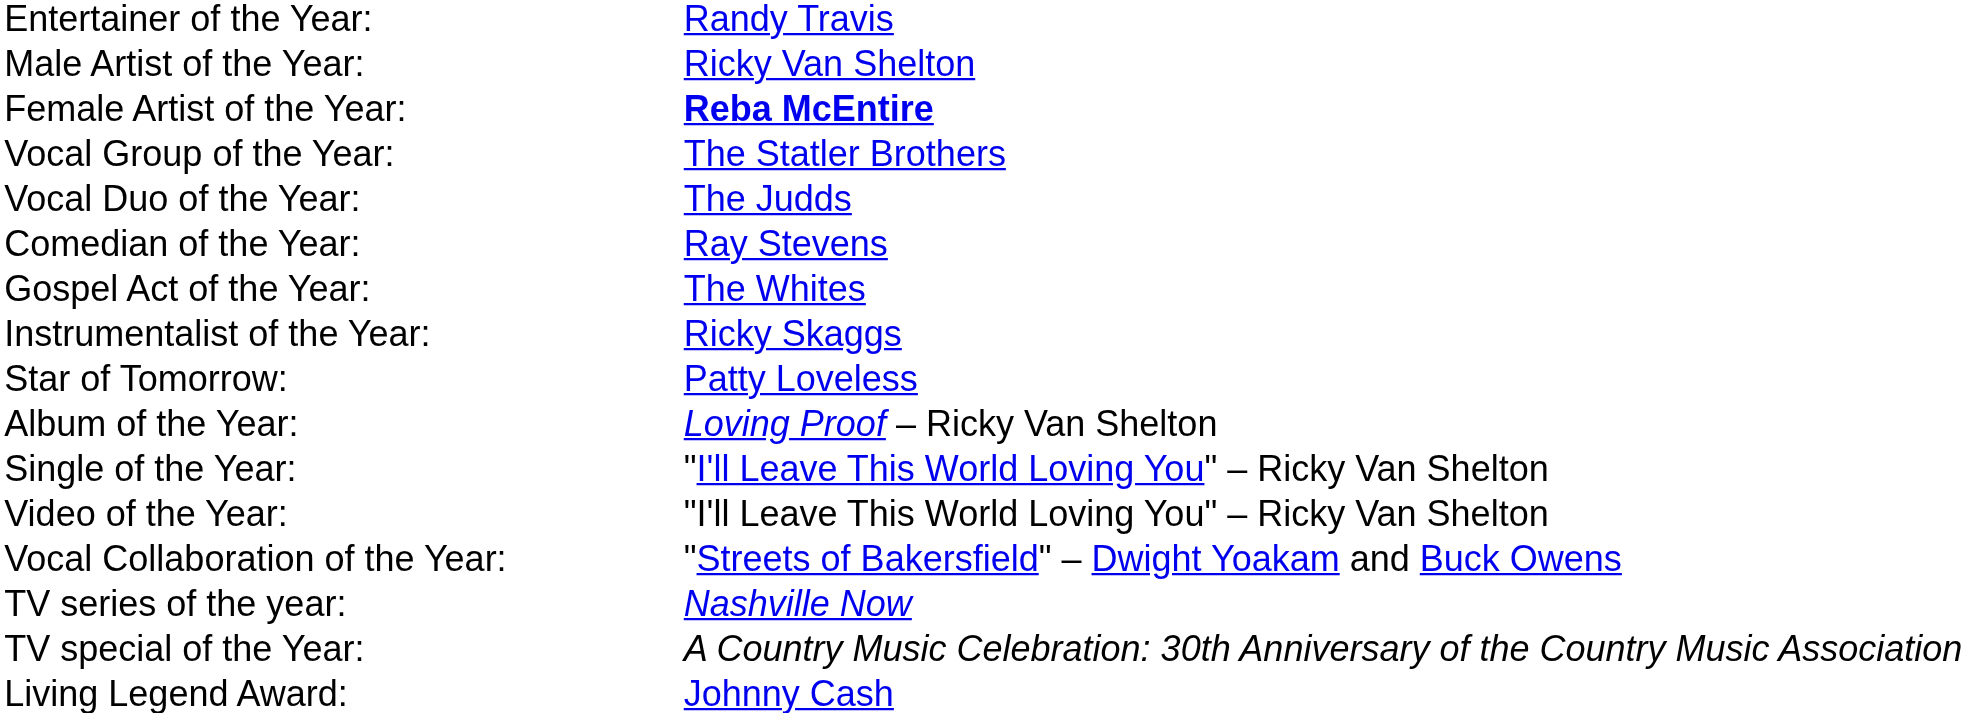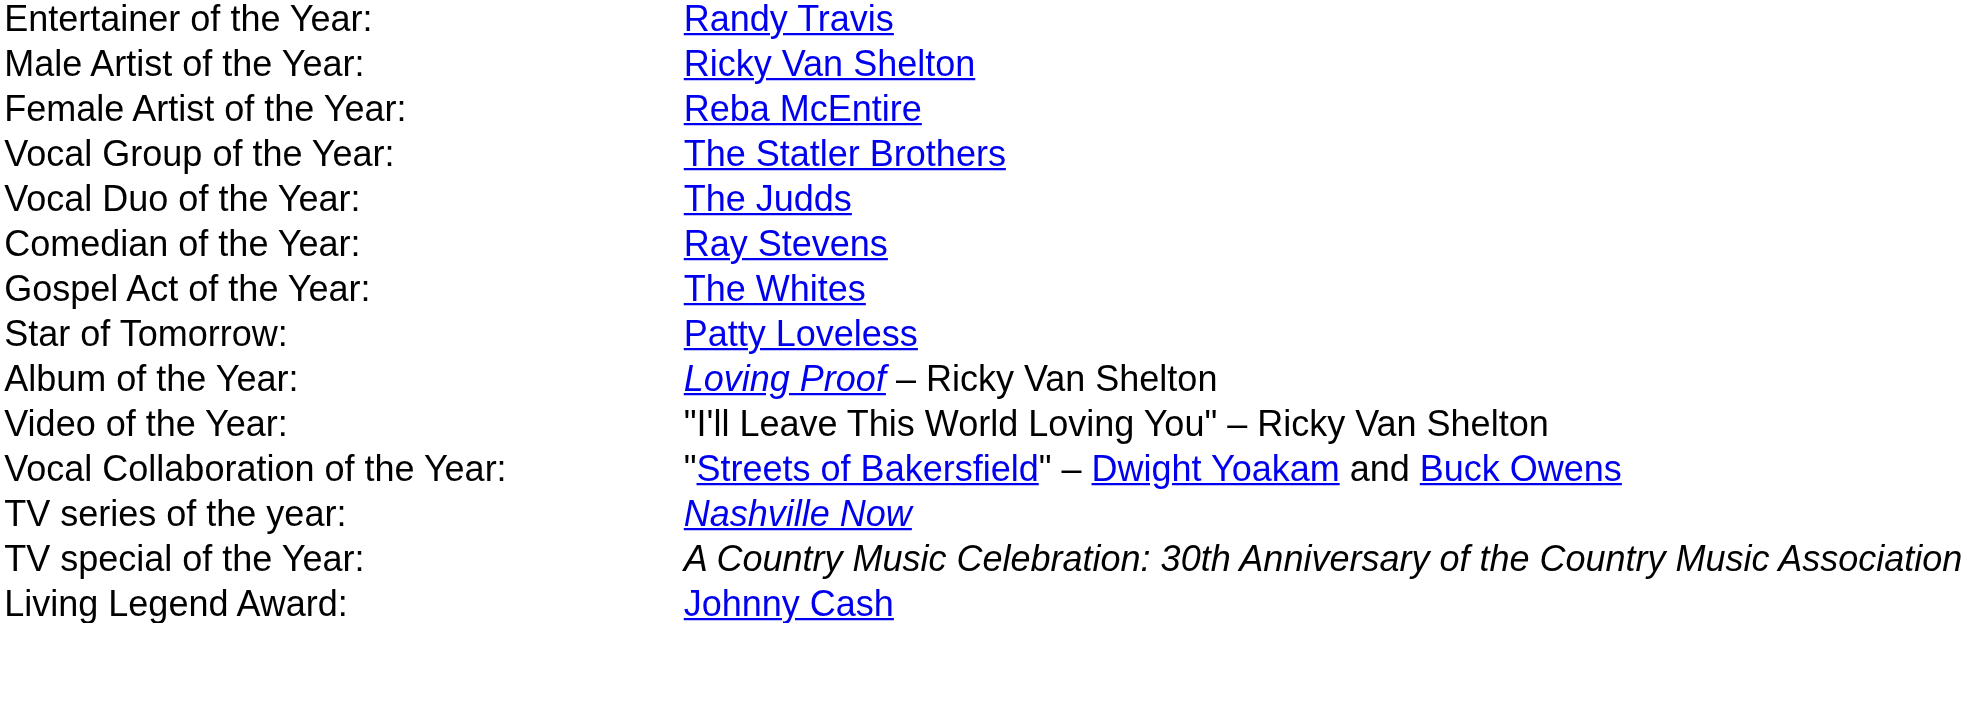(809, 108) bold -> (803, 108) normal
- row: (217, 333)
- row: (150, 468)
